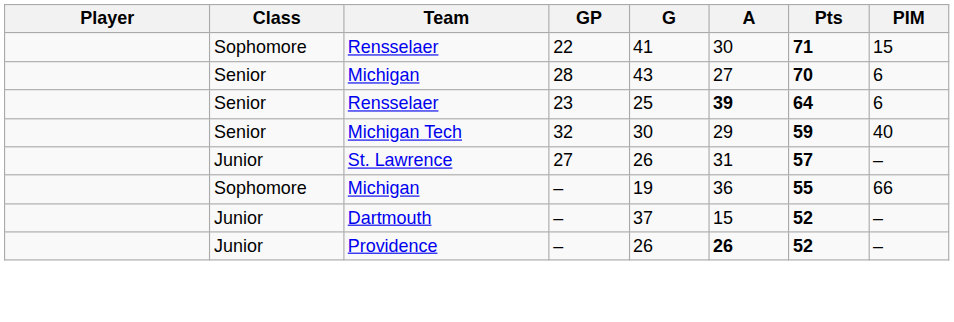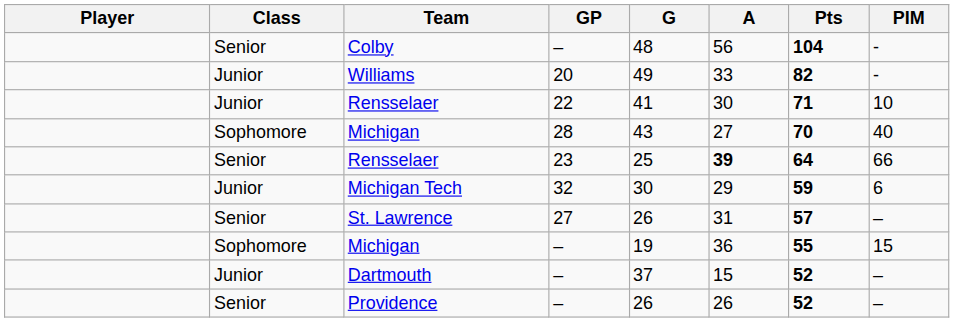+ row: (371, 47)
+ row: (381, 75)
(260, 47) Sophomore -> (238, 103) Junior
(883, 47) 15 -> (883, 103) 10
(240, 75) Senior -> (260, 132) Sophomore
(878, 75) 6 -> (883, 132) 40
(878, 103) 6 -> (883, 160) 66
(240, 132) Senior -> (238, 189) Junior
(883, 132) 40 -> (878, 189) 6
(238, 160) Junior -> (240, 217) Senior
(883, 189) 66 -> (883, 246) 15
(238, 246) Junior -> (240, 302) Senior
(723, 246) bold -> (723, 302) normal
